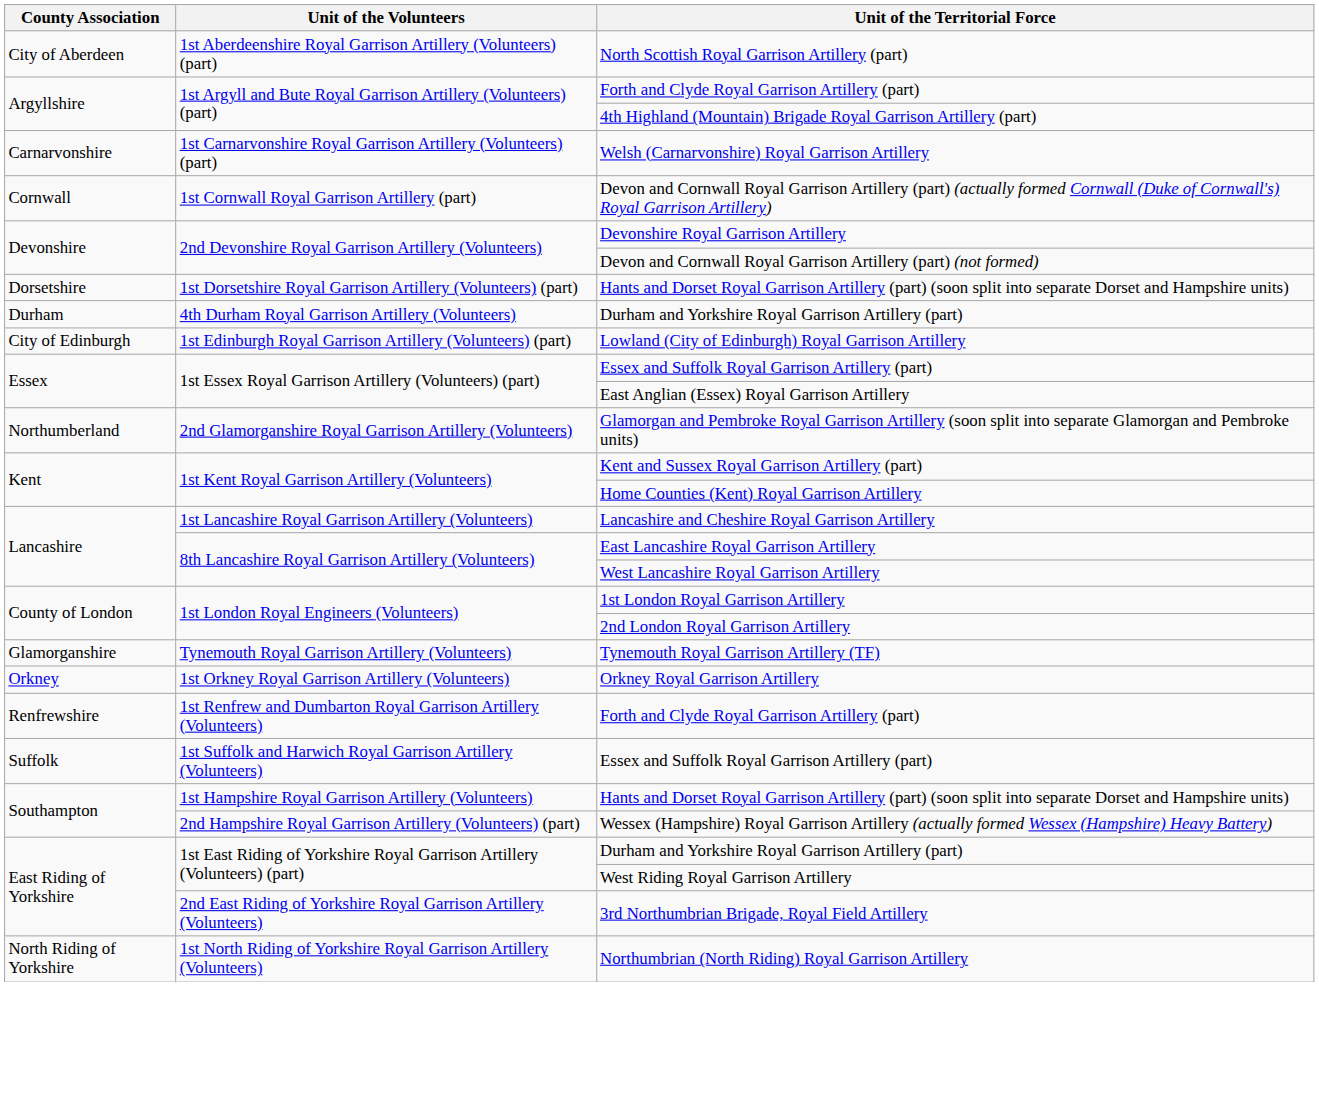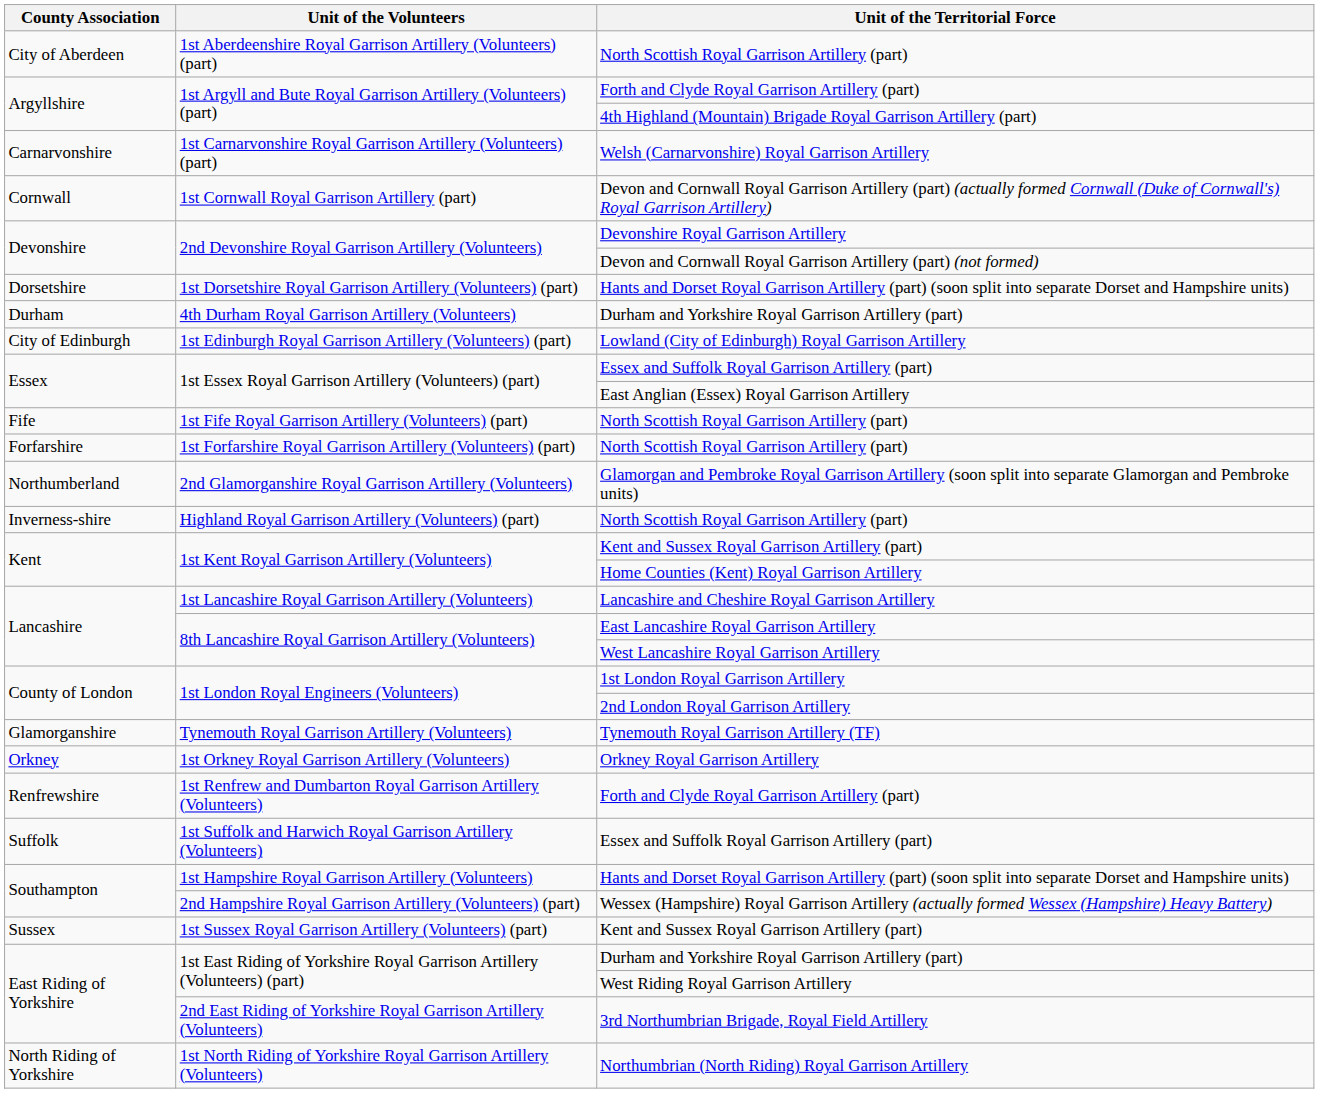+ row: (354, 420)
+ row: (377, 447)
+ row: (359, 519)
+ row: (363, 930)
